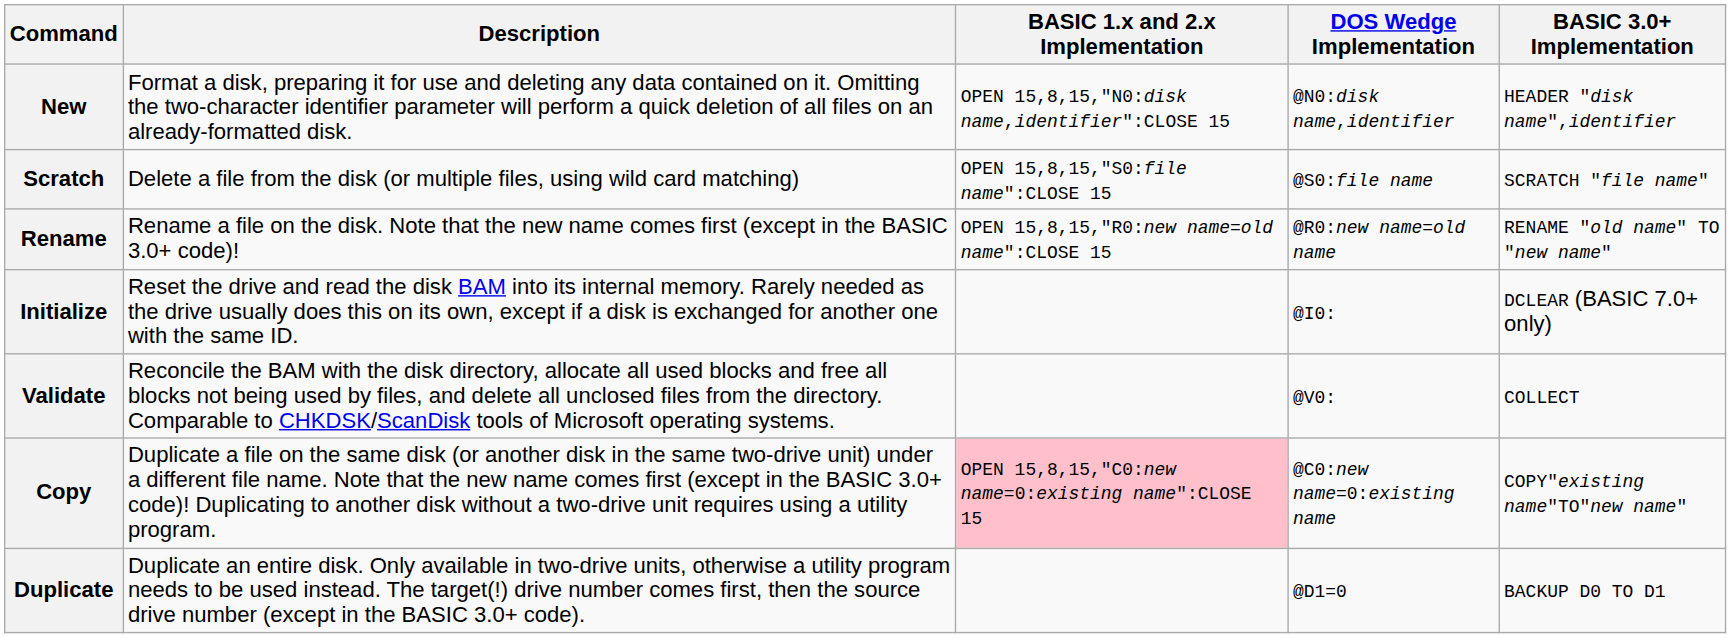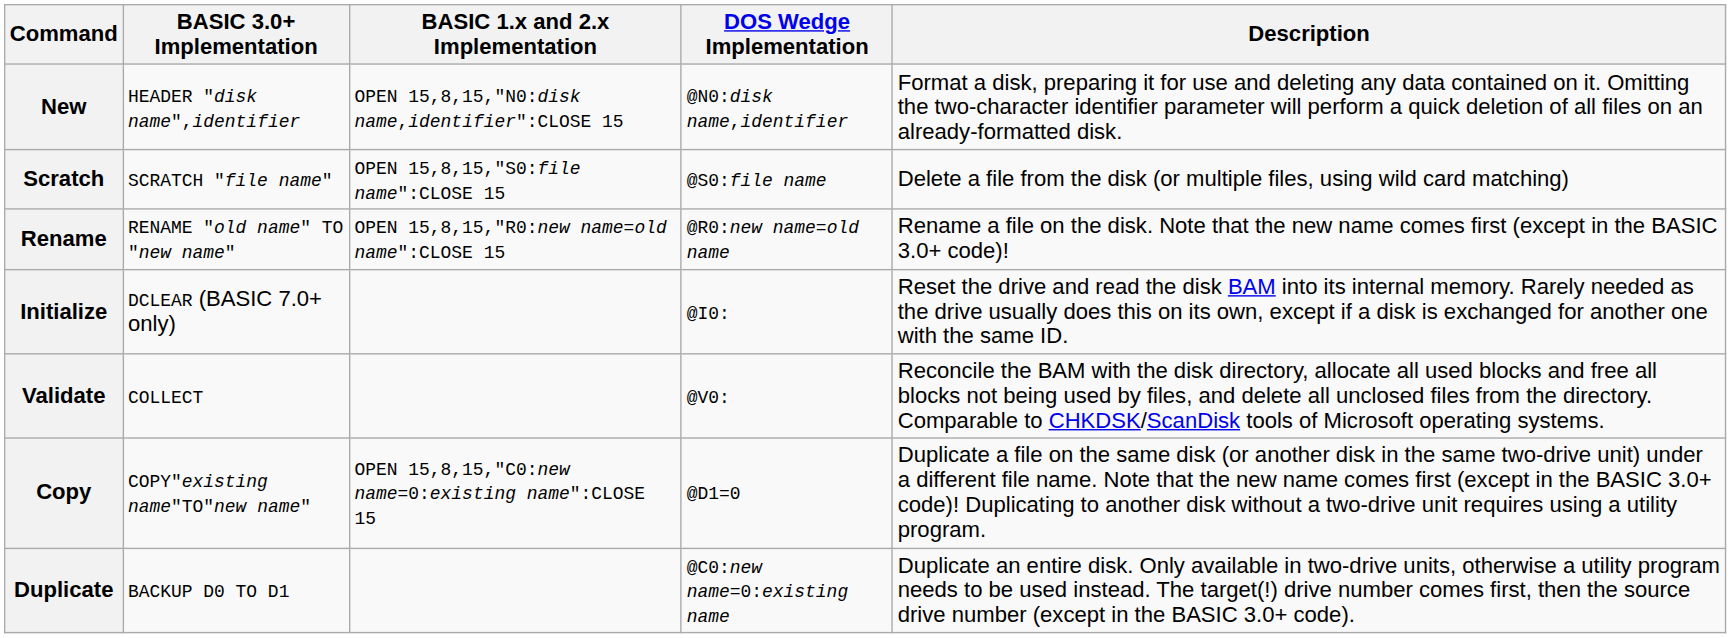columns swapped: (539, 34) <-> (1612, 34)
(1106, 495) pink background -> (500, 495) no background
(1374, 495) @C0:new name=0:existing name -> (714, 495) @D1=0
(1320, 592) @D1=0 -> (767, 592) @C0:new name=0:existing name
